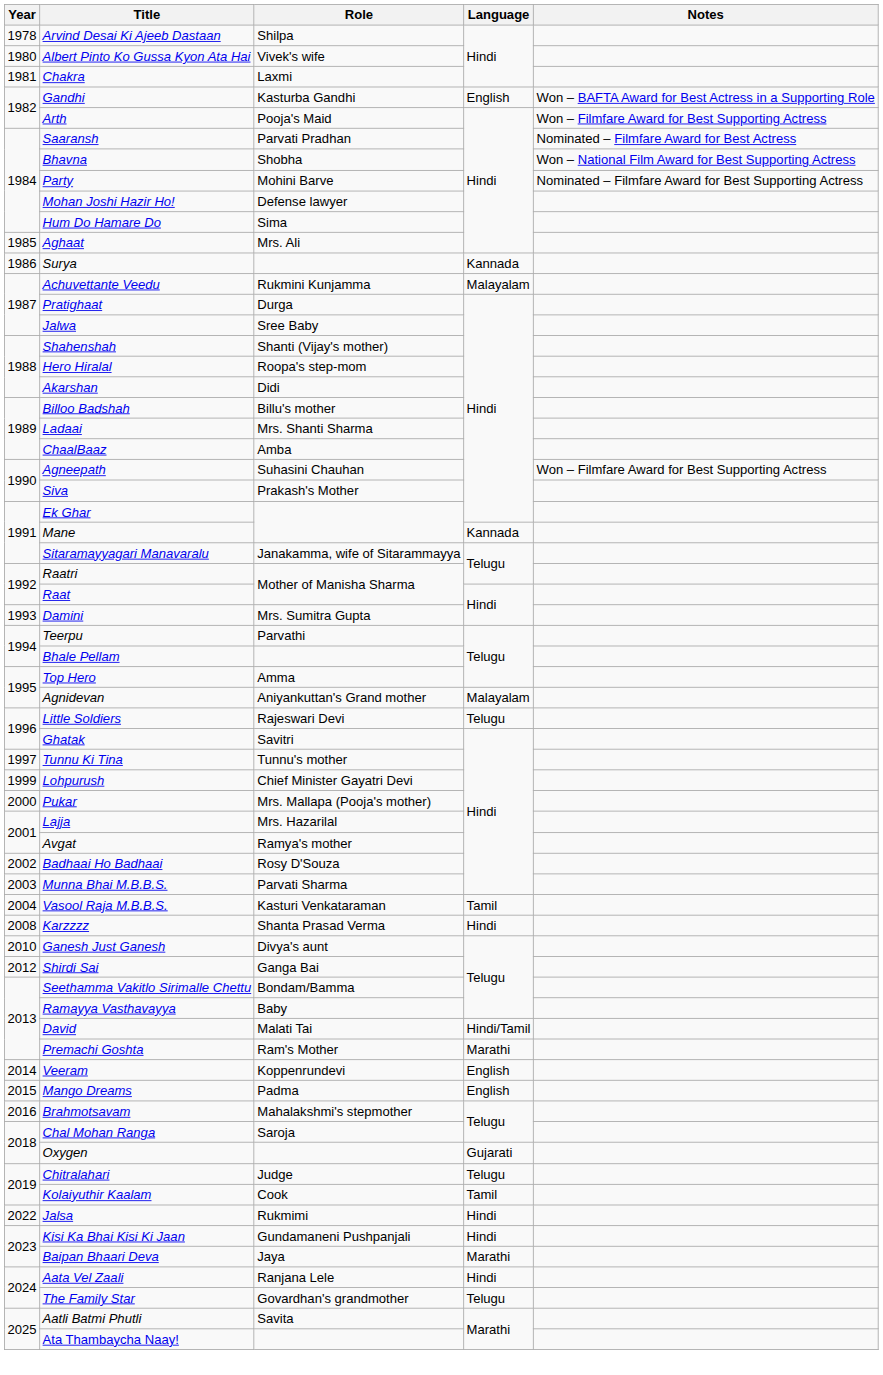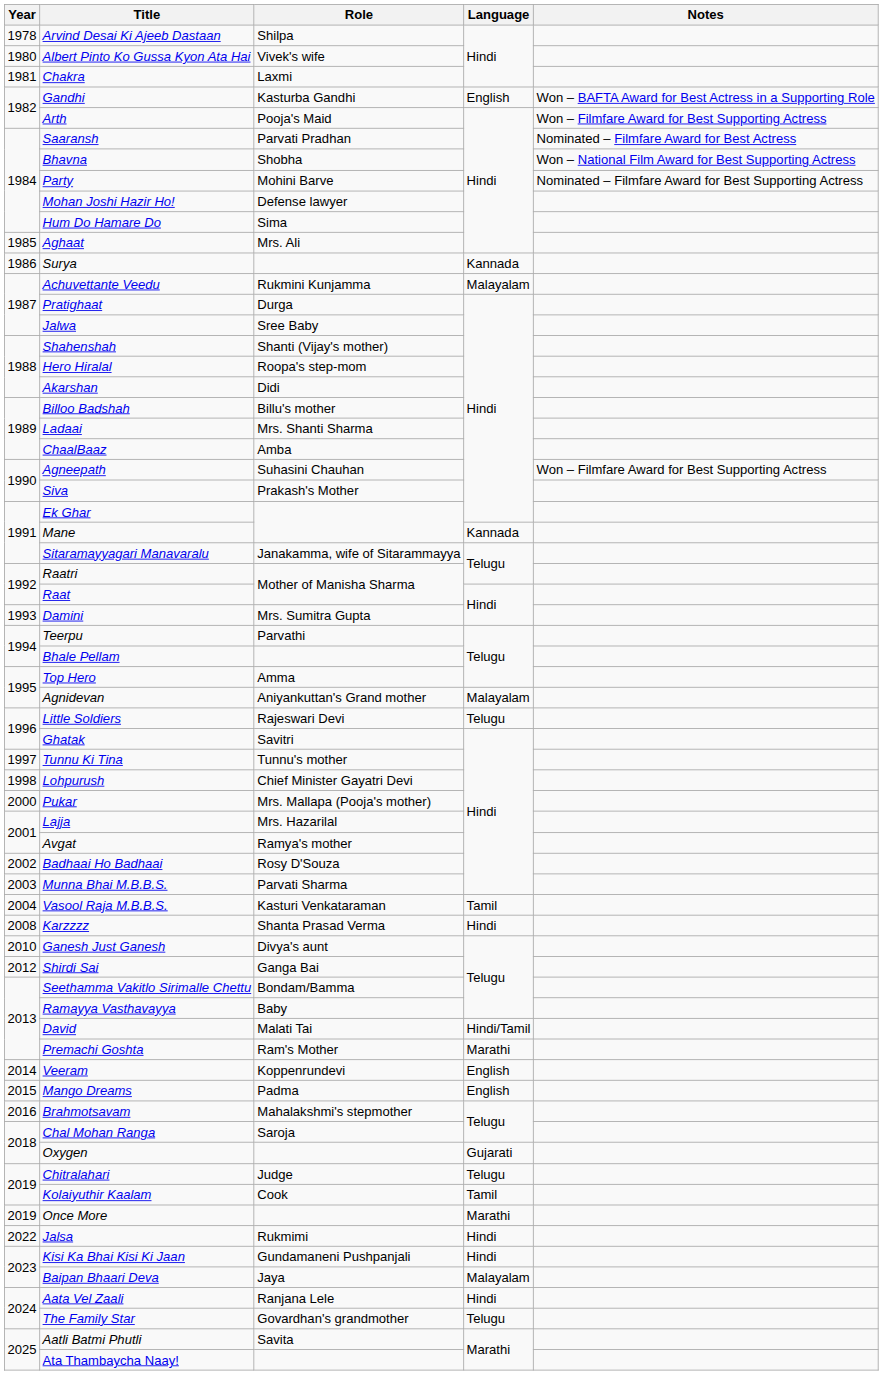(22, 781) 1999 -> (22, 781) 1998
+ row: (75, 1215)
(488, 1257) Marathi -> (498, 1277) Malayalam
